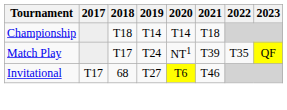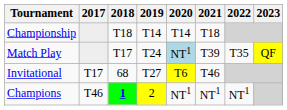(181, 53) no background -> (181, 53) lightblue background
+ row: (34, 93)
